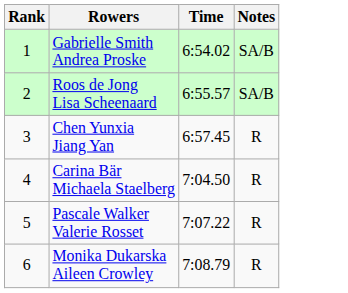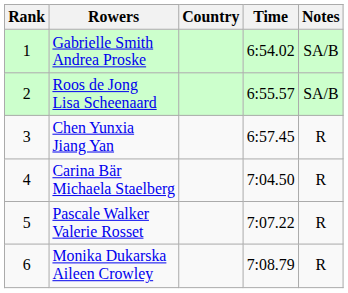+ column: (211, 17)
